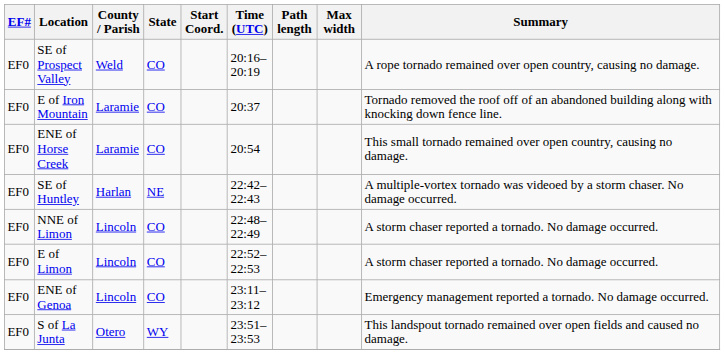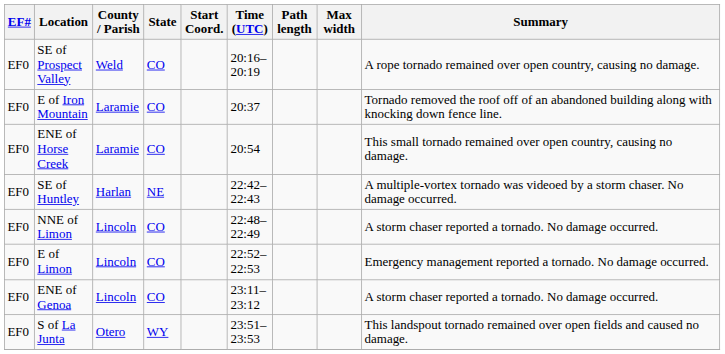(511, 262) A storm chaser reported a tornado. No damage occurred. -> (537, 262) Emergency management reported a tornado. No damage occurred.
(537, 297) Emergency management reported a tornado. No damage occurred. -> (511, 297) A storm chaser reported a tornado. No damage occurred.
